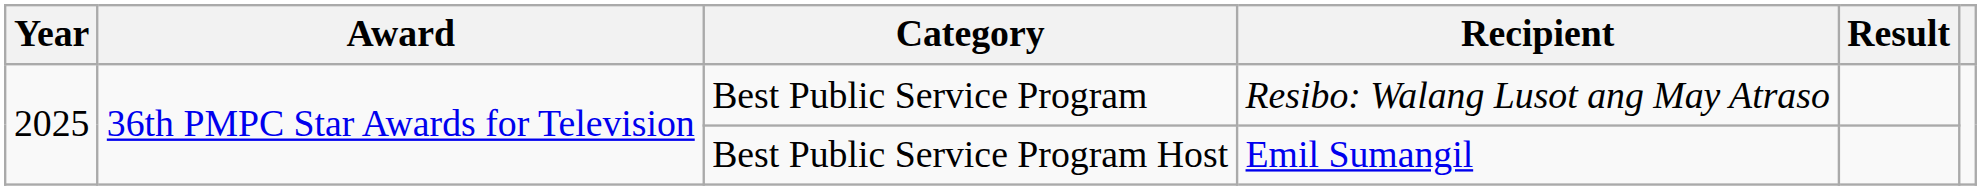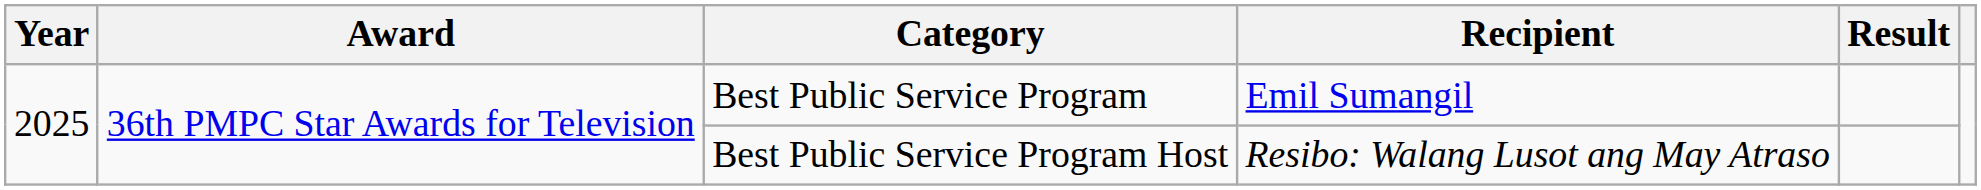(1538, 94) Resibo: Walang Lusot ang May Atraso -> (1359, 94) Emil Sumangil
(1359, 154) Emil Sumangil -> (1538, 154) Resibo: Walang Lusot ang May Atraso
